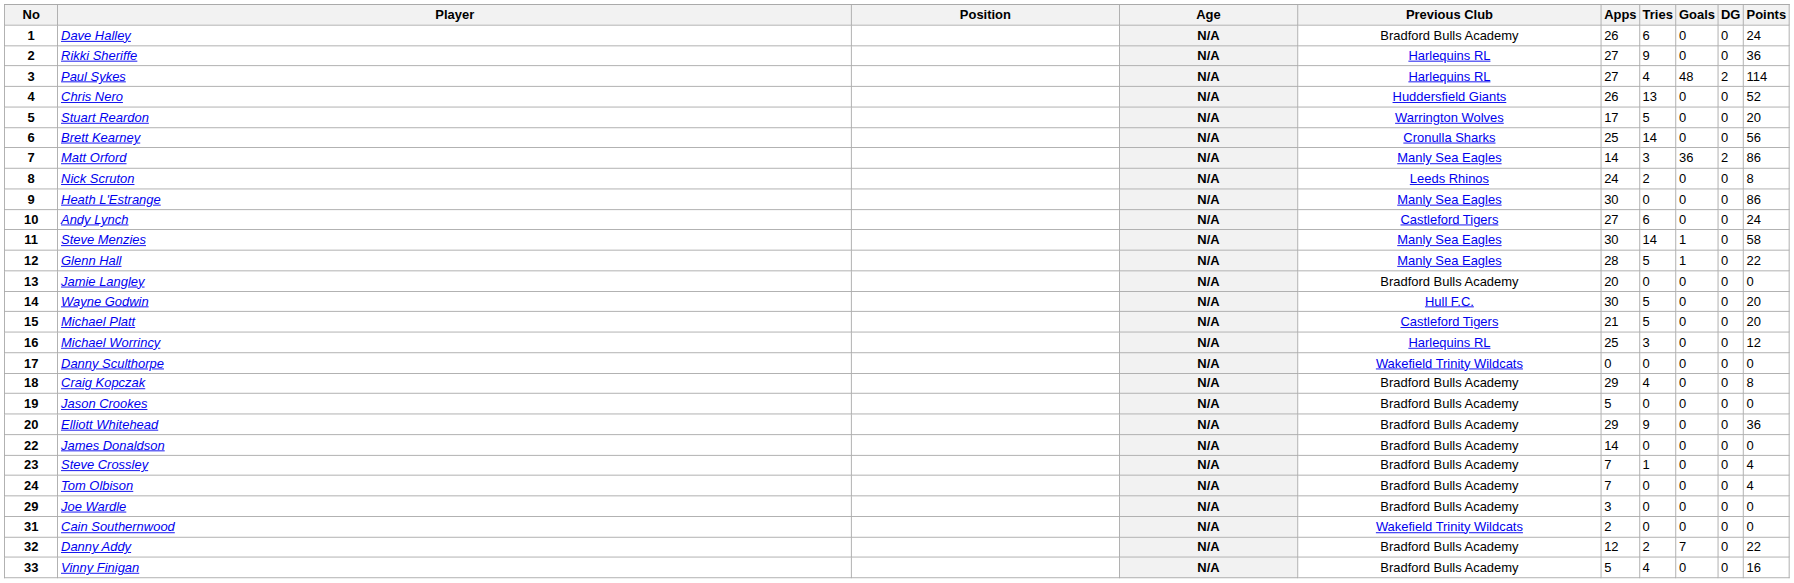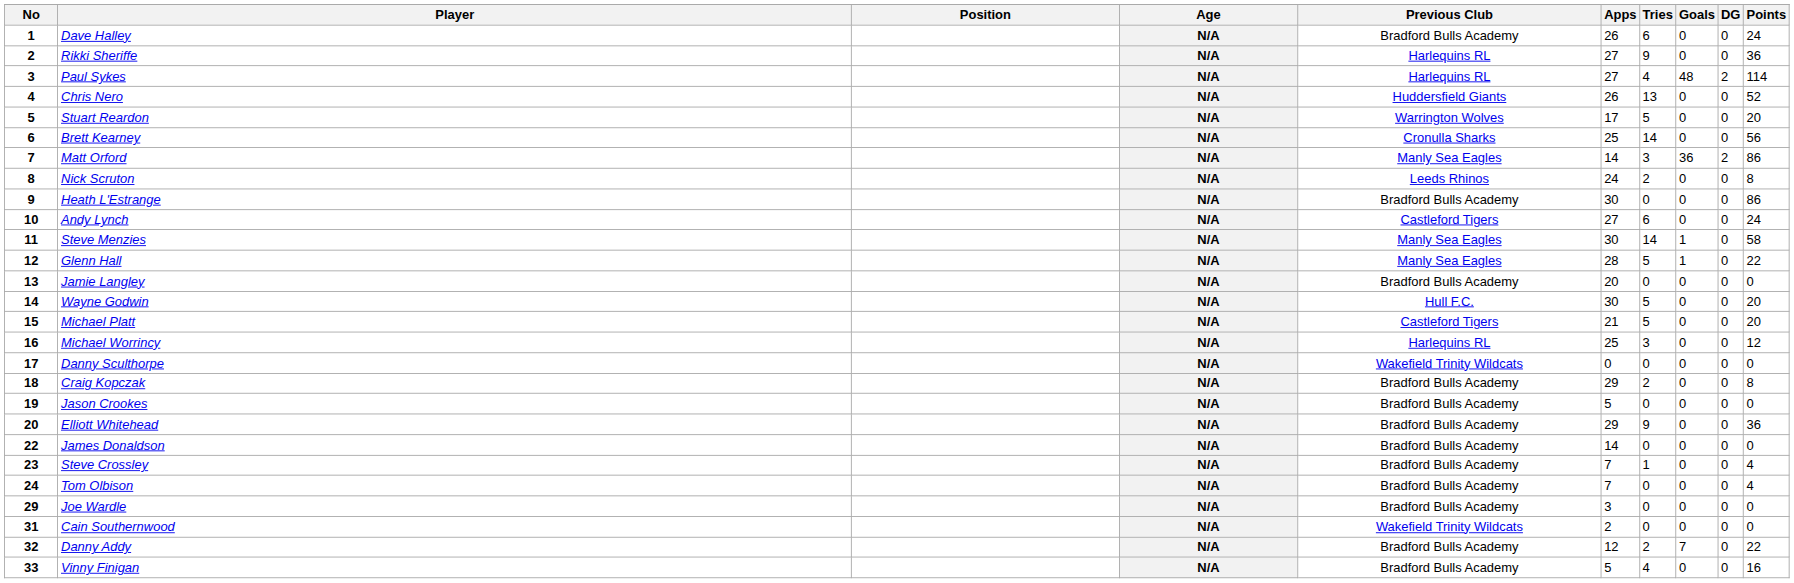(1449, 199) Manly Sea Eagles -> (1449, 199) Bradford Bulls Academy
(1646, 384) 4 -> (1646, 384) 2
